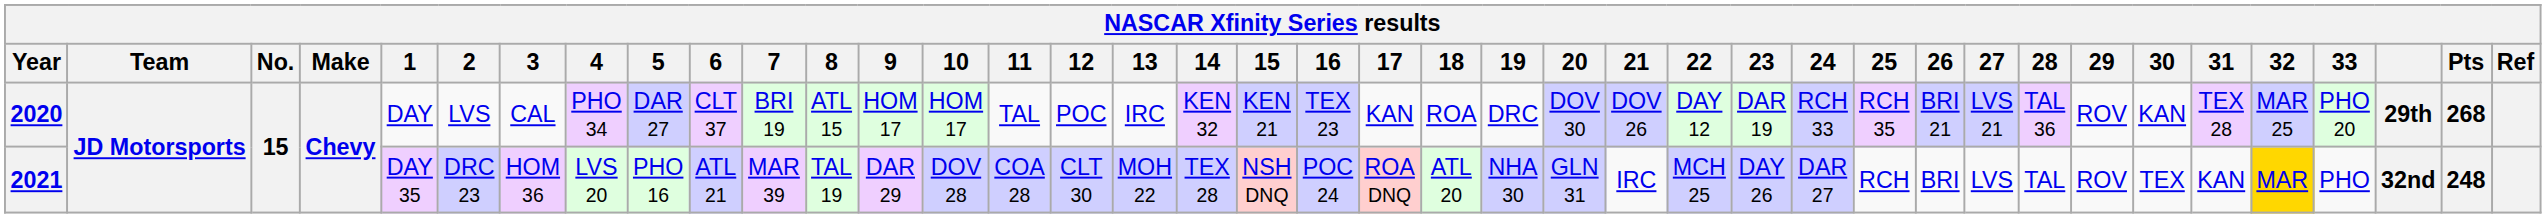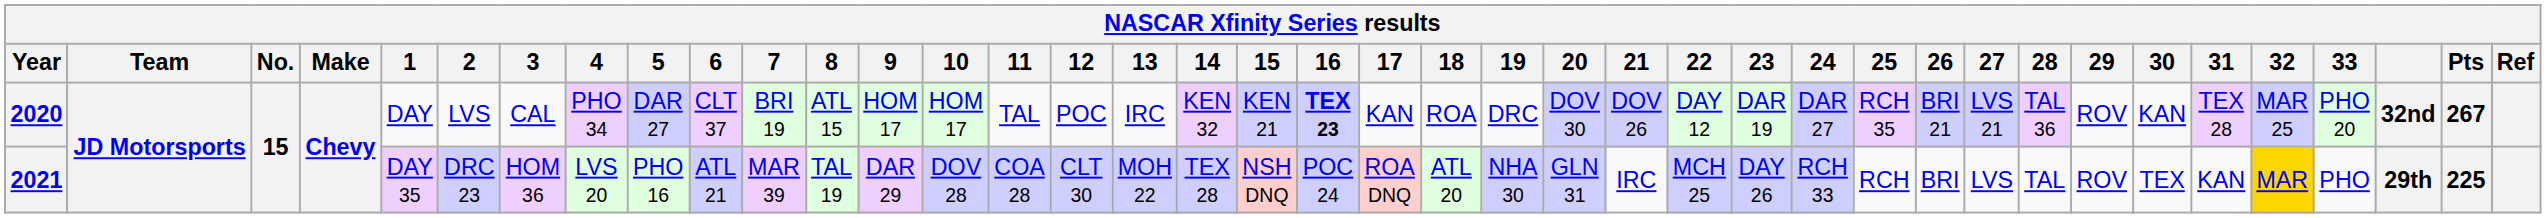(1328, 114) normal -> (1328, 114) bold
(1823, 114) RCH 33 -> (1823, 114) DAR 27
(2408, 114) 29th -> (2408, 114) 32nd
(2466, 114) 268 -> (2466, 114) 267
(1823, 179) DAR 27 -> (1823, 179) RCH 33
(2408, 180) 32nd -> (2408, 180) 29th
(2466, 180) 248 -> (2466, 180) 225
